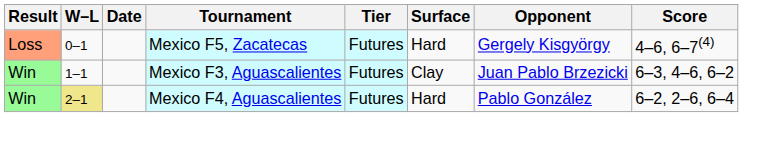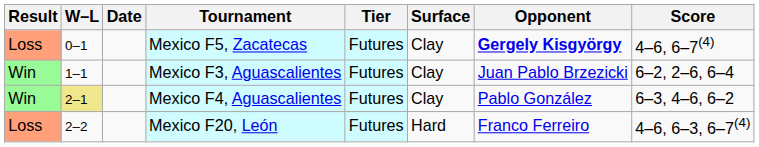(429, 45) Hard -> (427, 45) Clay
(544, 45) normal -> (550, 45) bold
(685, 72) 6–3, 4–6, 6–2 -> (685, 72) 6–2, 2–6, 6–4
(429, 98) Hard -> (427, 98) Clay
(685, 98) 6–2, 2–6, 6–4 -> (685, 98) 6–3, 4–6, 6–2
+ row: (213, 126)
